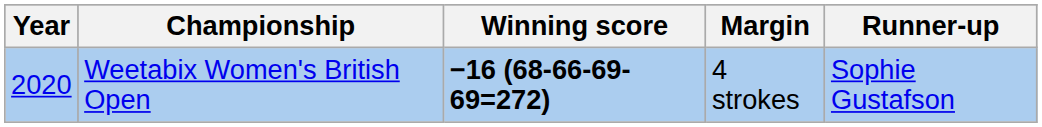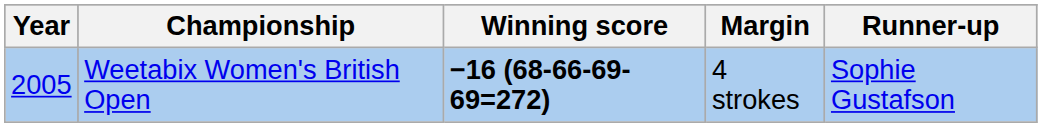(41, 84) 2020 -> (41, 84) 2005
